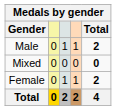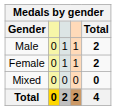rows swapped: (27, 80) <-> (27, 63)
